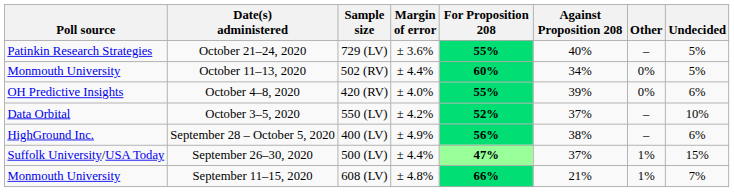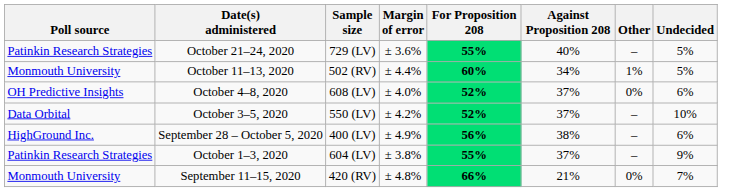(646, 72) 0% -> (634, 72) 1%
(364, 93) 420 (RV) -> (352, 93) 608 (LV)
(486, 93) 55% -> (474, 93) 52%
(580, 93) 39% -> (568, 93) 37%
+ row: (241, 155)
- row: (253, 155)
(364, 176) 608 (LV) -> (352, 176) 420 (RV)
(646, 176) 1% -> (634, 176) 0%
